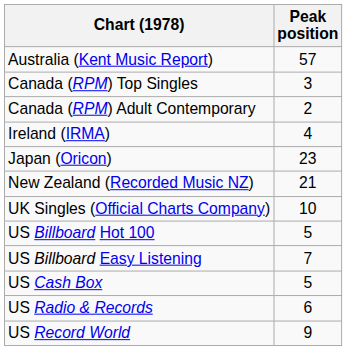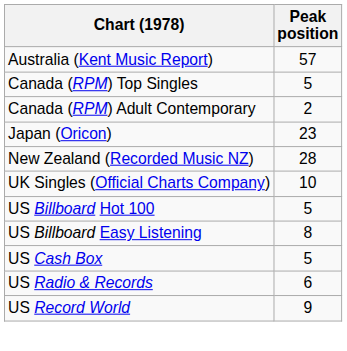(308, 84) 3 -> (308, 84) 5
- row: (59, 134)
(308, 183) 21 -> (308, 158) 28
(308, 258) 7 -> (308, 233) 8
